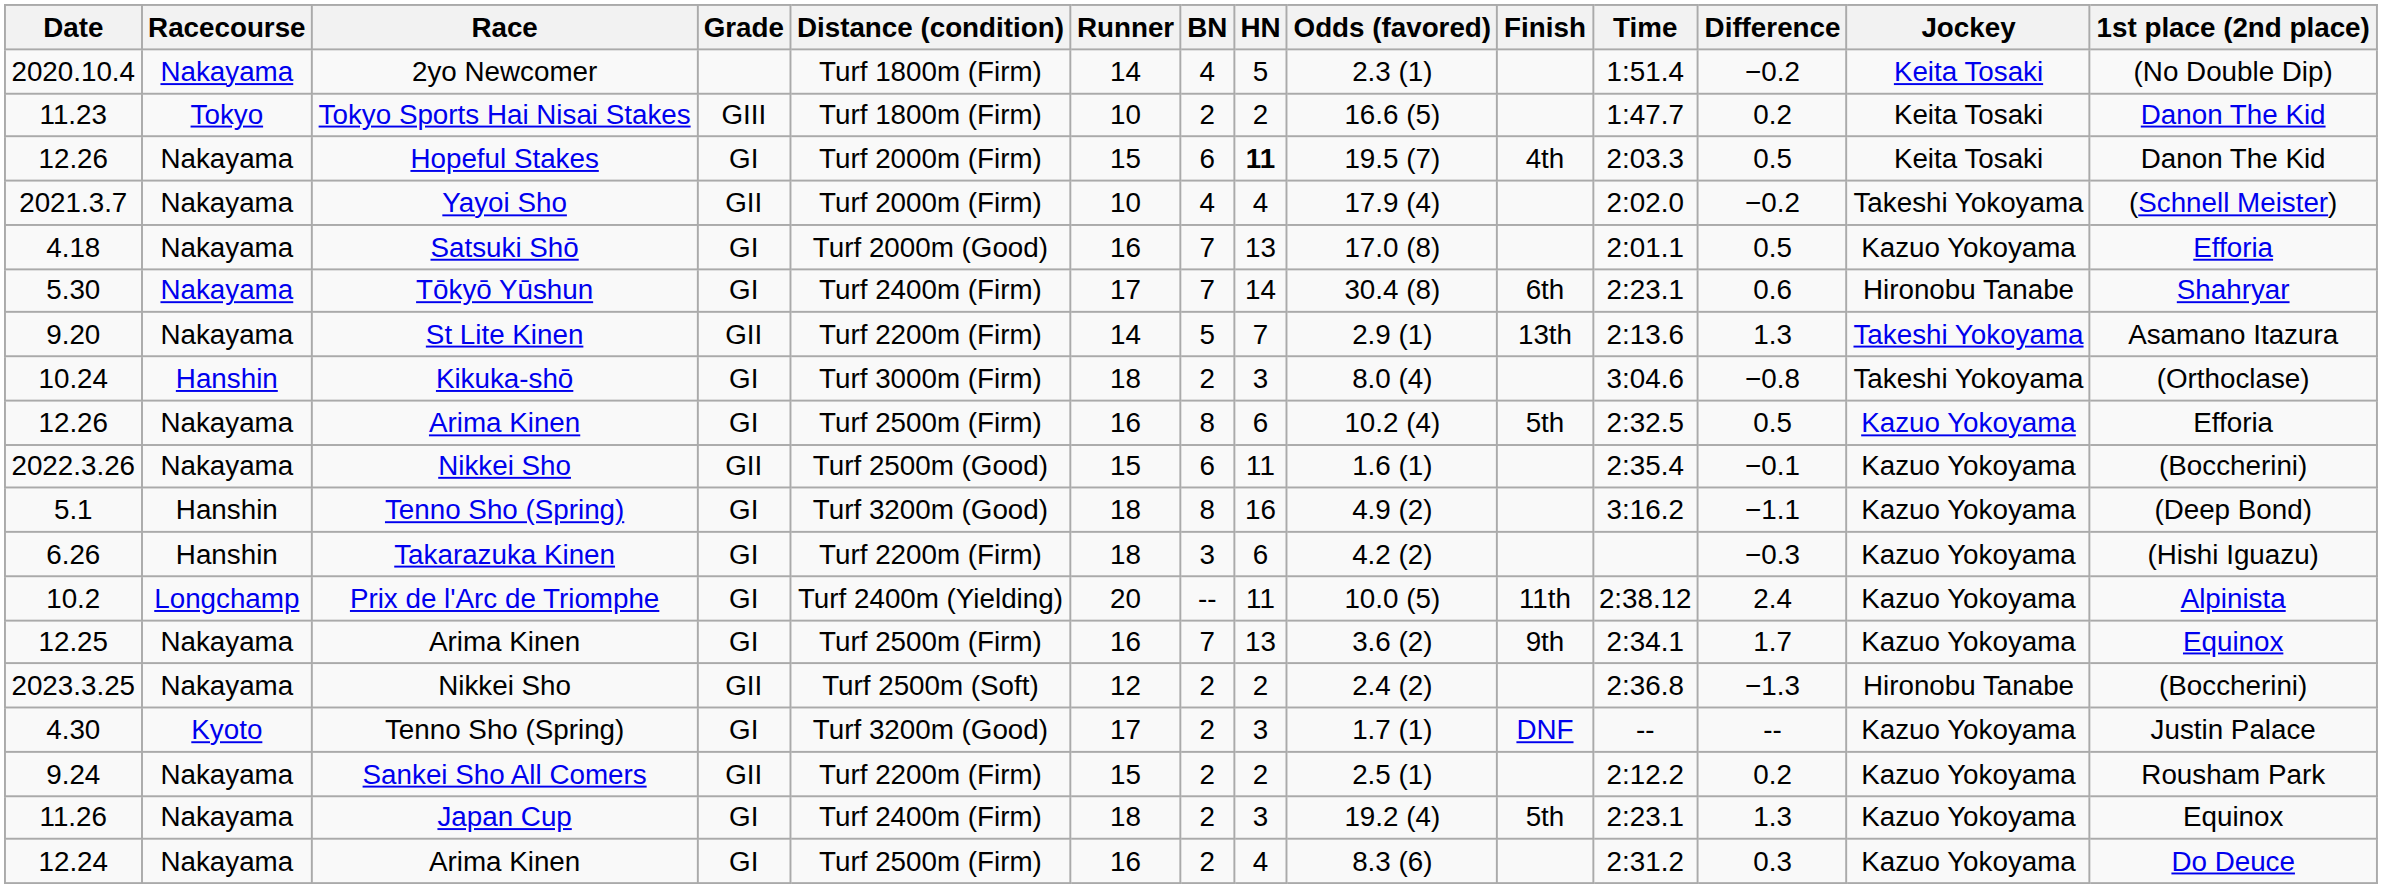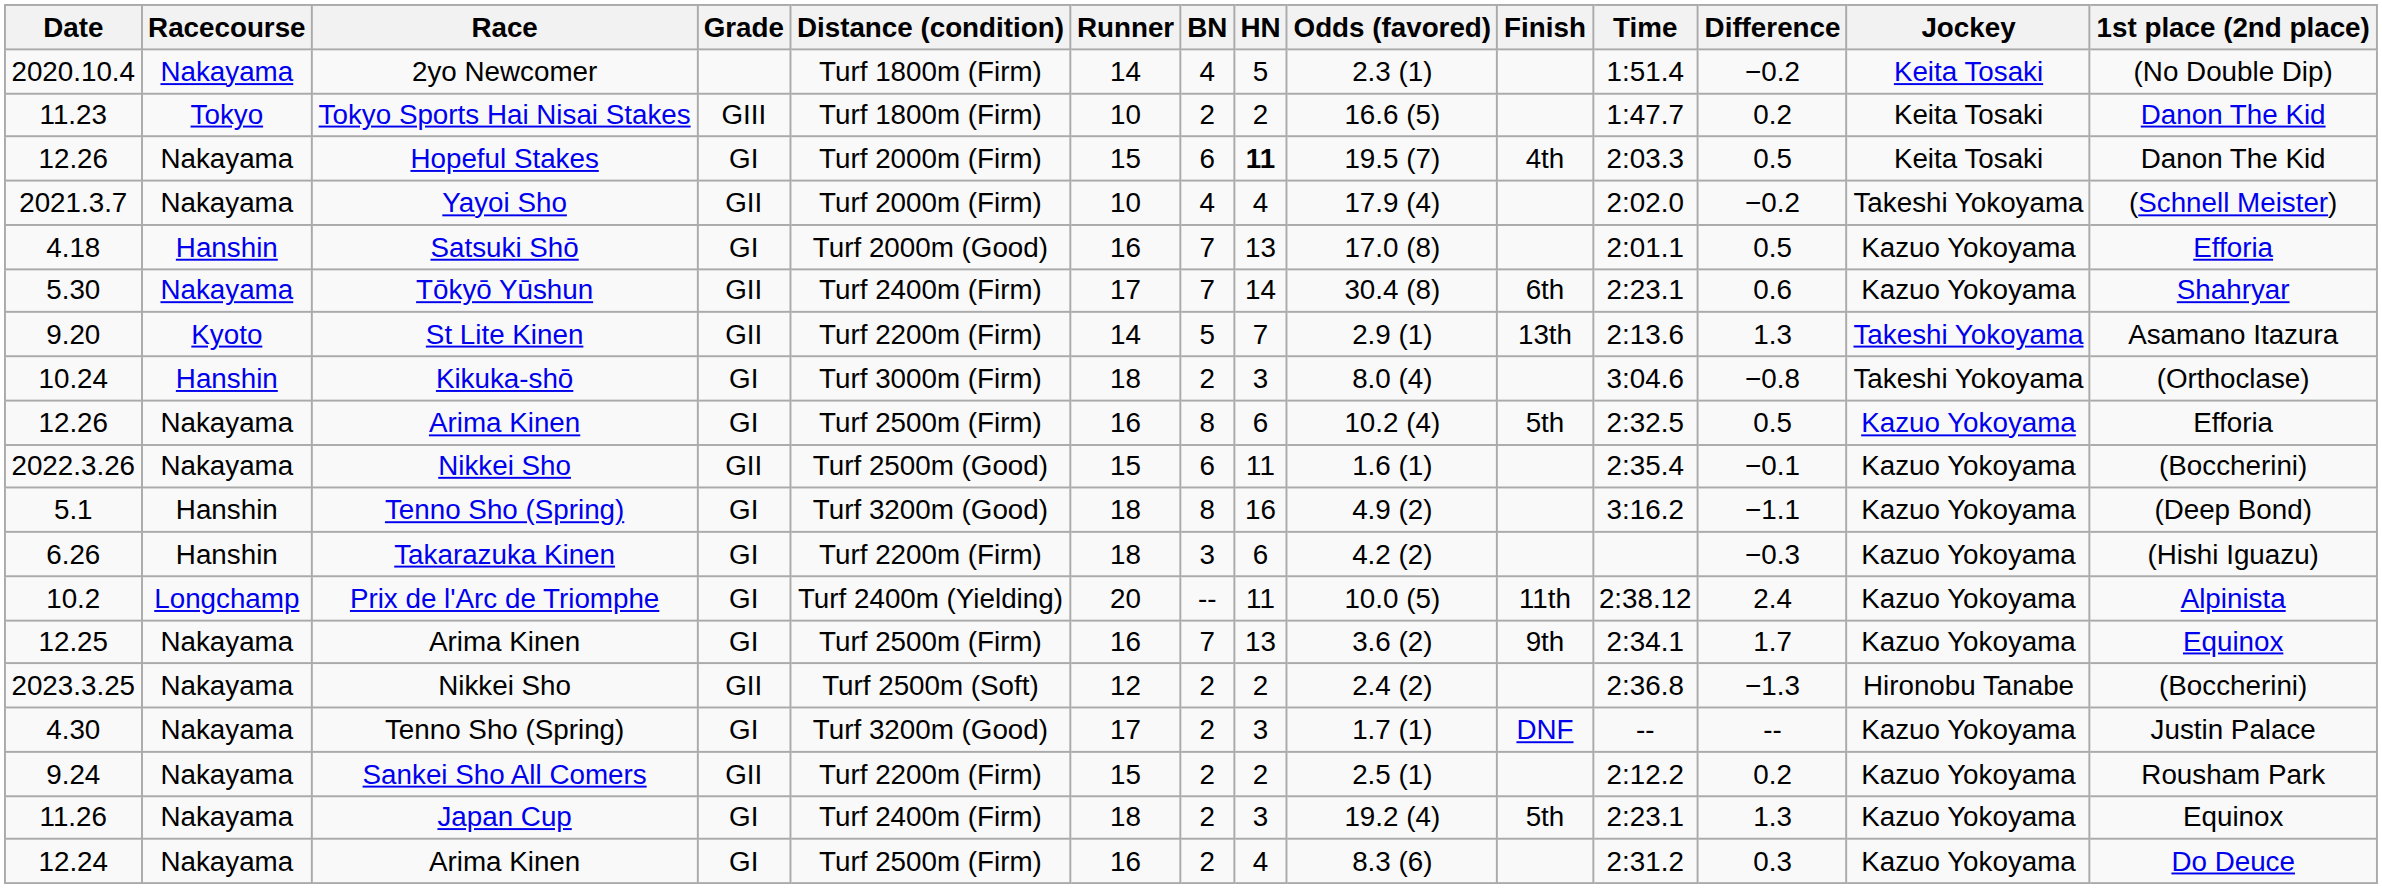(227, 247) Nakayama -> (227, 247) Hanshin
(744, 291) GI -> (744, 291) GII
(1969, 291) Hironobu Tanabe -> (1968, 291) Kazuo Yokoyama
(227, 335) Nakayama -> (227, 335) Kyoto
(227, 730) Kyoto -> (227, 730) Nakayama
